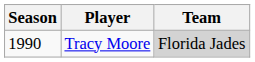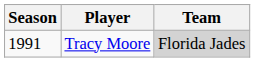(25, 43) 1990 -> (25, 43) 1991
